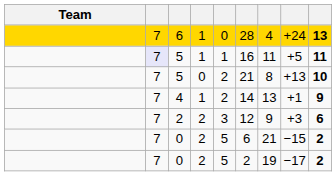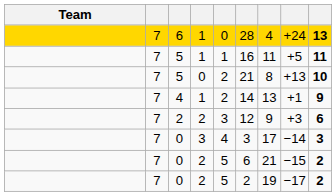(157, 56) lavender background -> (157, 56) no background
+ row: (179, 139)
